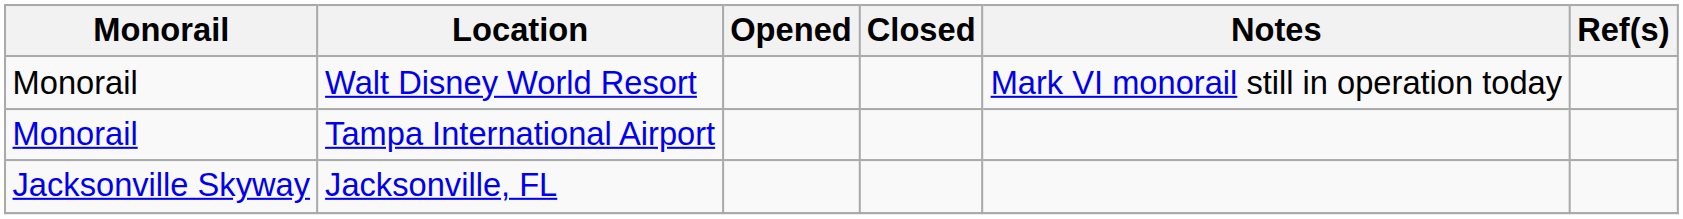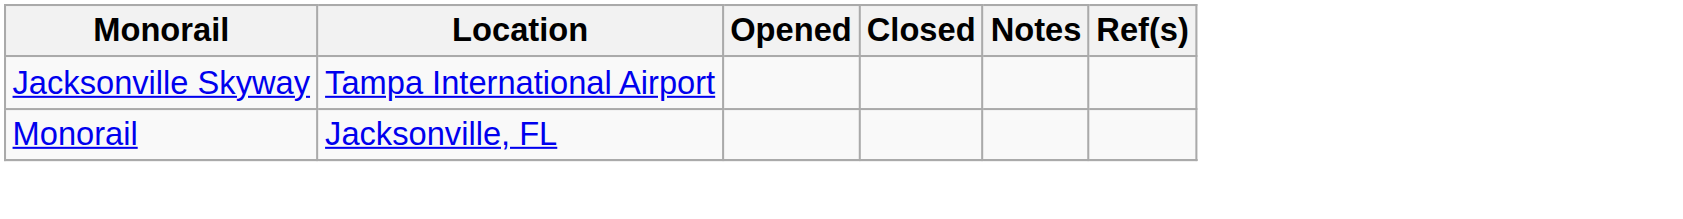- row: (511, 82)
(75, 133) Monorail -> (161, 82) Jacksonville Skyway
(161, 185) Jacksonville Skyway -> (75, 133) Monorail
